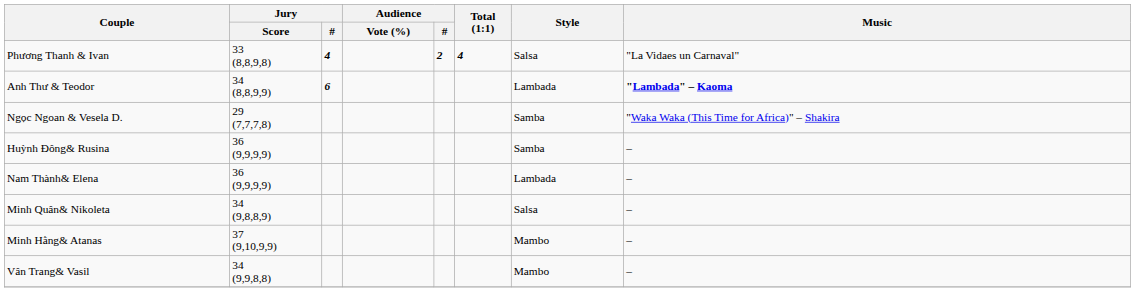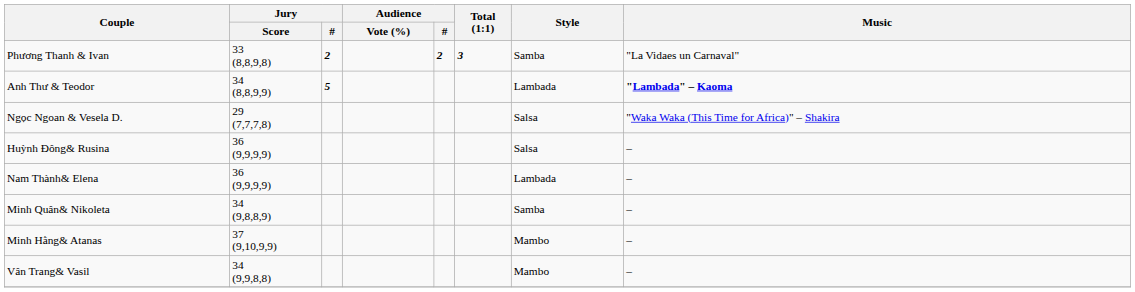(327, 55) 4 -> (327, 55) 2
(460, 55) 4 -> (460, 55) 3
(526, 55) Salsa -> (529, 55) Samba
(327, 86) 6 -> (327, 86) 5
(529, 117) Samba -> (526, 117) Salsa
(529, 148) Samba -> (526, 148) Salsa
(526, 209) Salsa -> (529, 209) Samba
